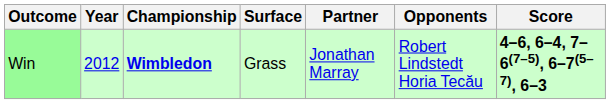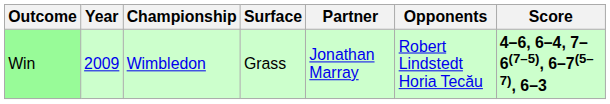(102, 64) 2012 -> (102, 64) 2009
(169, 64) bold -> (166, 64) normal
